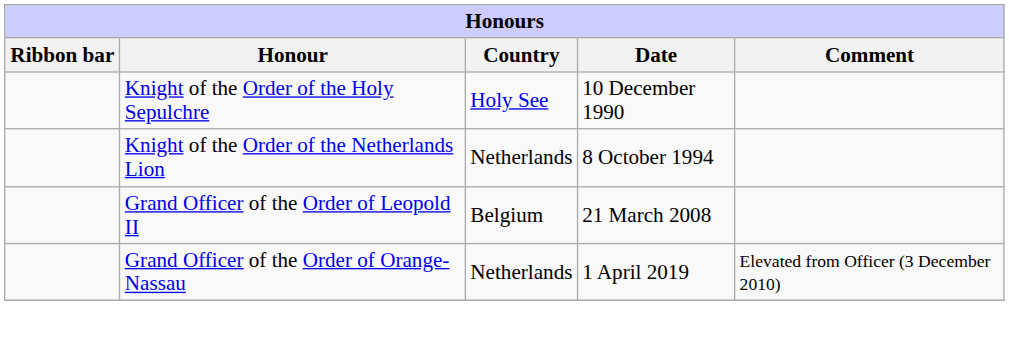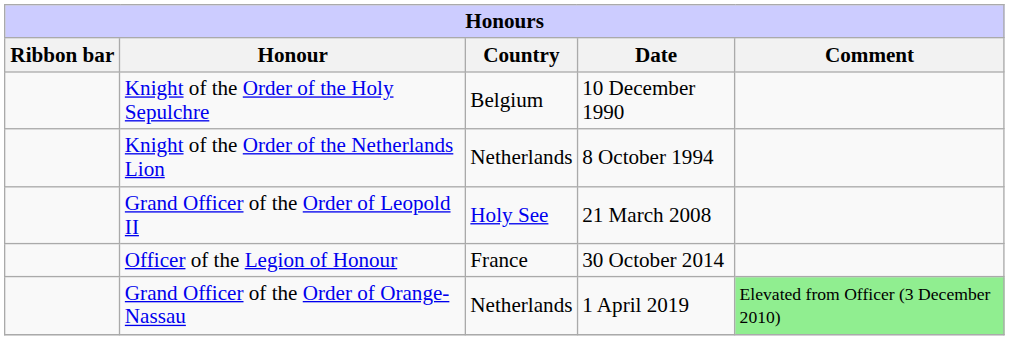(509, 100) Holy See -> (507, 100) Belgium
(507, 214) Belgium -> (509, 214) Holy See
+ row: (261, 260)
(865, 273) no background -> (865, 306) lightgreen background
